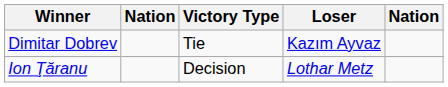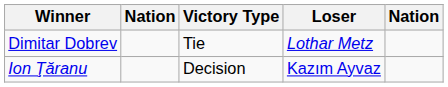(334, 43) Kazım Ayvaz -> (330, 43) Lothar Metz
(330, 69) Lothar Metz -> (334, 69) Kazım Ayvaz
